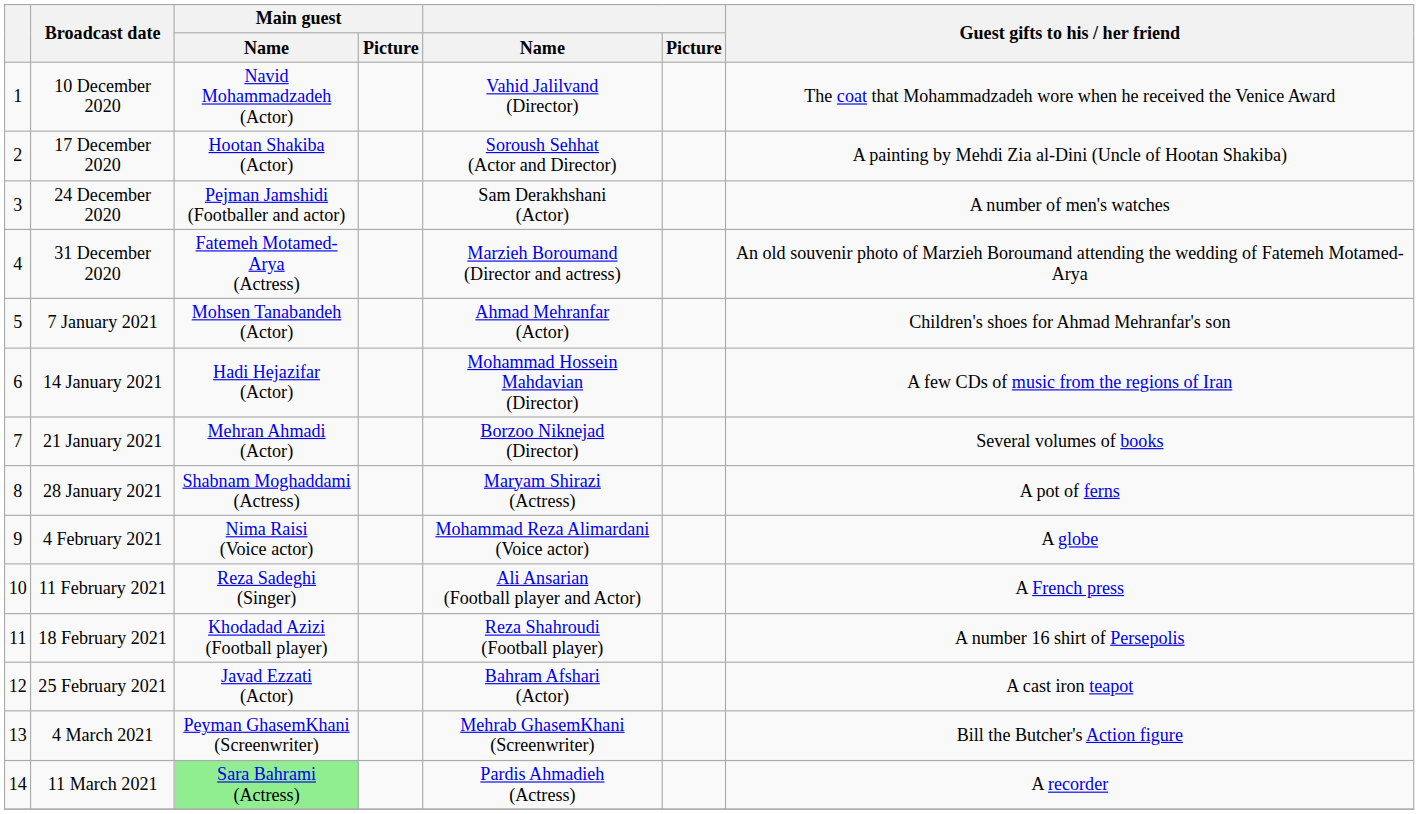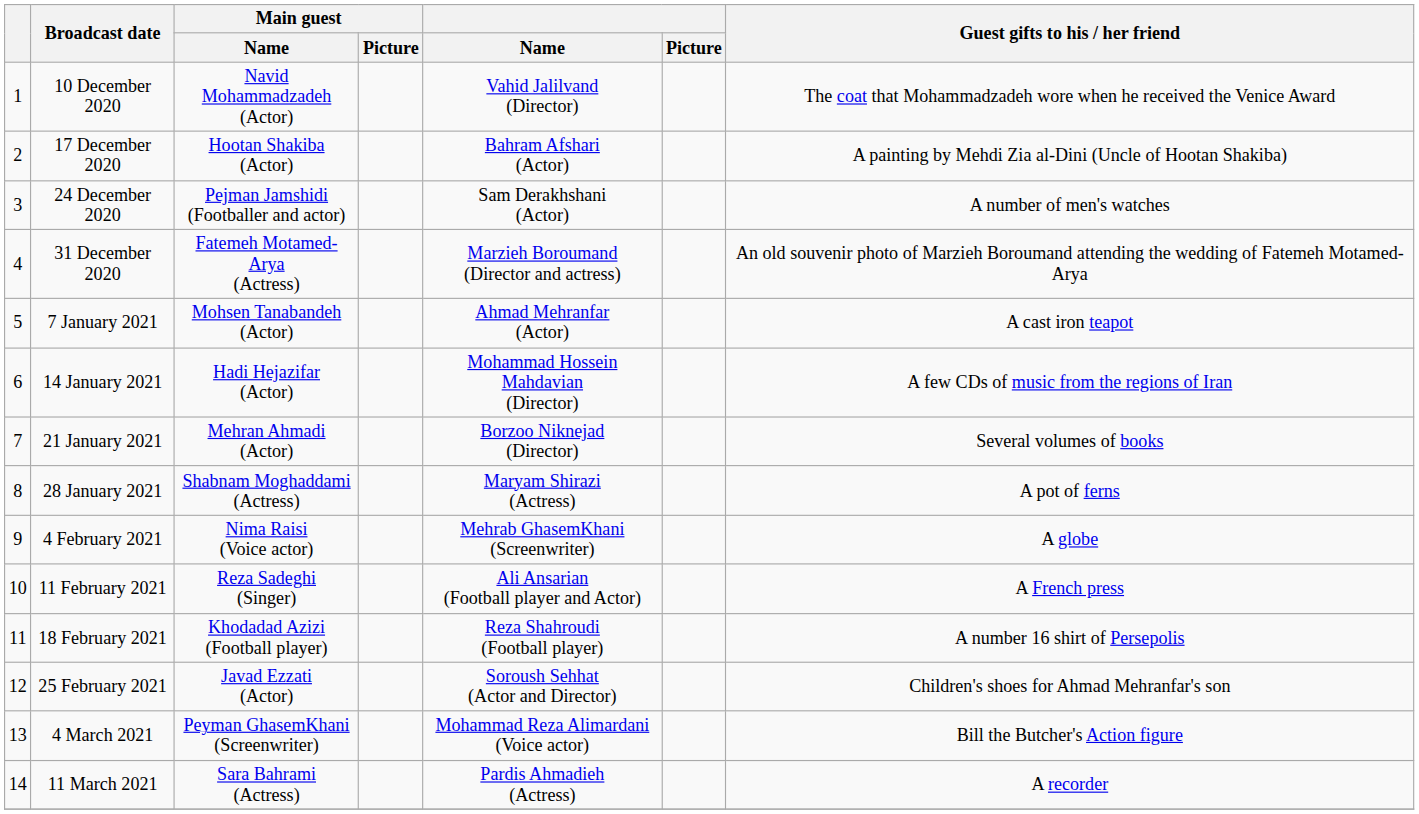(542, 155) Soroush Sehhat (Actor and Director) -> (542, 155) Bahram Afshari (Actor)
(1070, 323) Children's shoes for Ahmad Mehranfar's son -> (1070, 323) A cast iron teapot
(542, 539) Mohammad Reza Alimardani (Voice actor) -> (542, 539) Mehrab GhasemKhani (Screenwriter)
(542, 686) Bahram Afshari (Actor) -> (542, 686) Soroush Sehhat (Actor and Director)
(1070, 686) A cast iron teapot -> (1070, 686) Children's shoes for Ahmad Mehranfar's son
(542, 735) Mehrab GhasemKhani (Screenwriter) -> (542, 735) Mohammad Reza Alimardani (Voice actor)
(267, 784) lightgreen background -> (267, 784) no background
